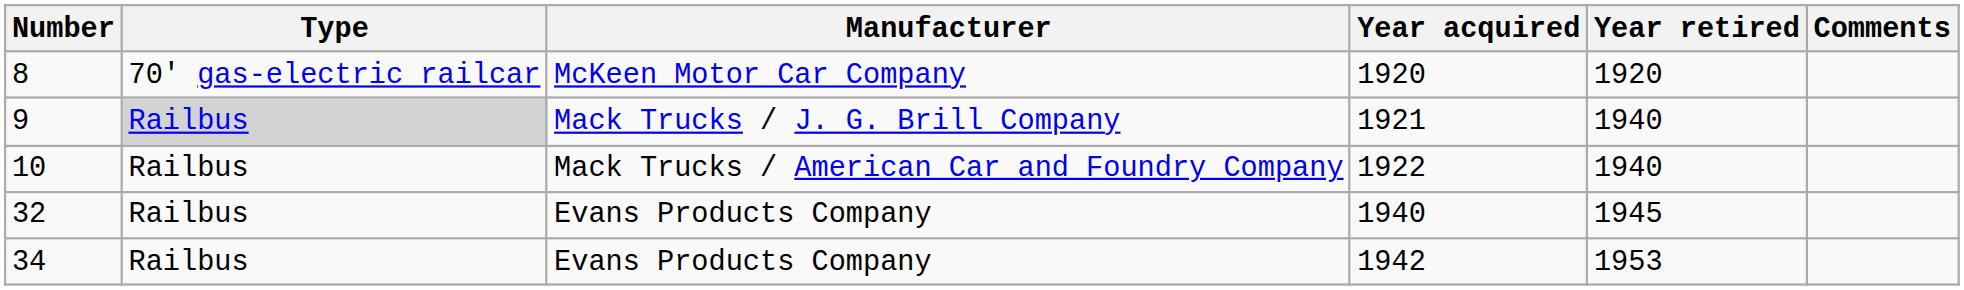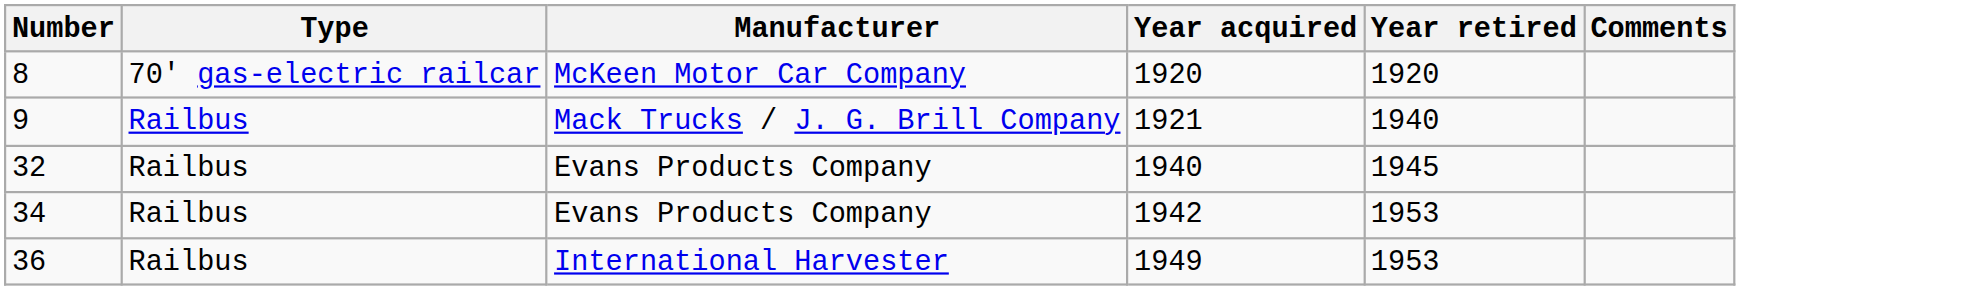(189, 122) lightgrey background -> (189, 122) no background
- row: (29, 168)
+ row: (29, 261)
